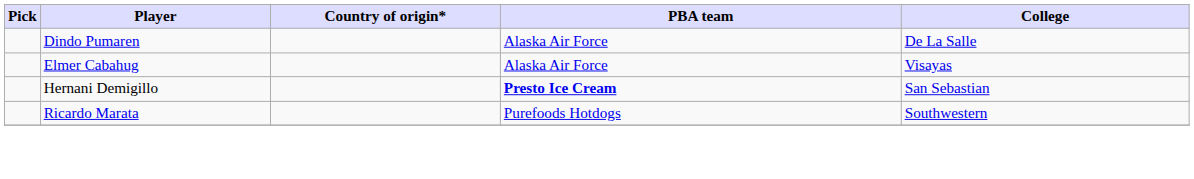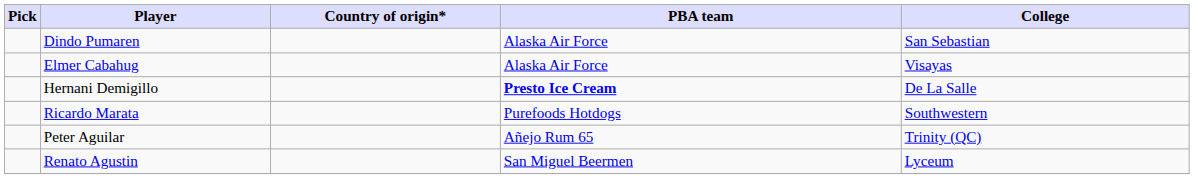(941, 40) De La Salle -> (947, 40) San Sebastian
(947, 88) San Sebastian -> (941, 88) De La Salle
+ row: (84, 137)
+ row: (91, 161)
